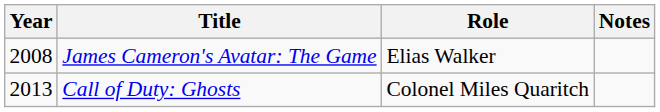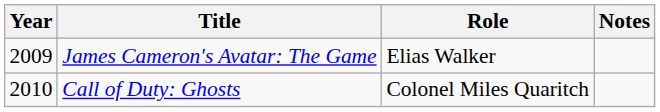(31, 55) 2008 -> (31, 55) 2009
(31, 89) 2013 -> (31, 89) 2010
